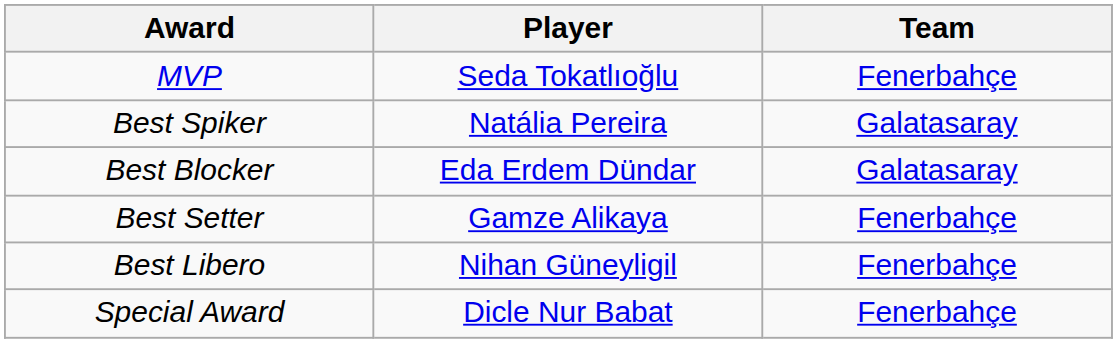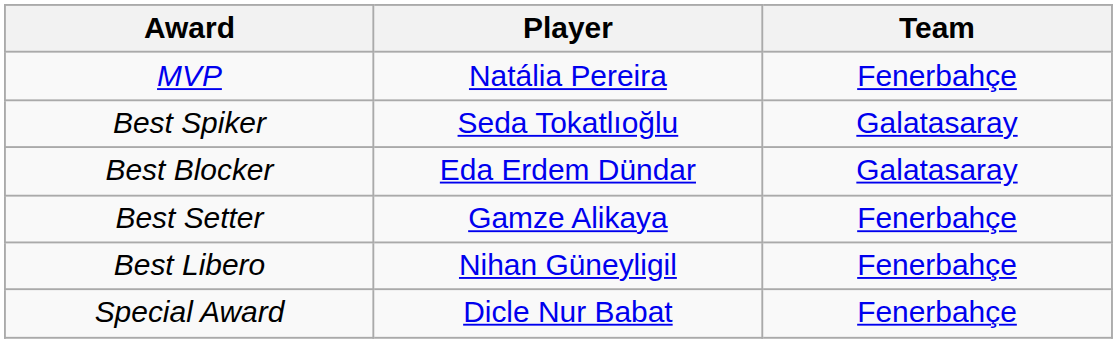(568, 75) Seda Tokatlıoğlu -> (568, 75) Natália Pereira
(568, 123) Natália Pereira -> (568, 123) Seda Tokatlıoğlu
